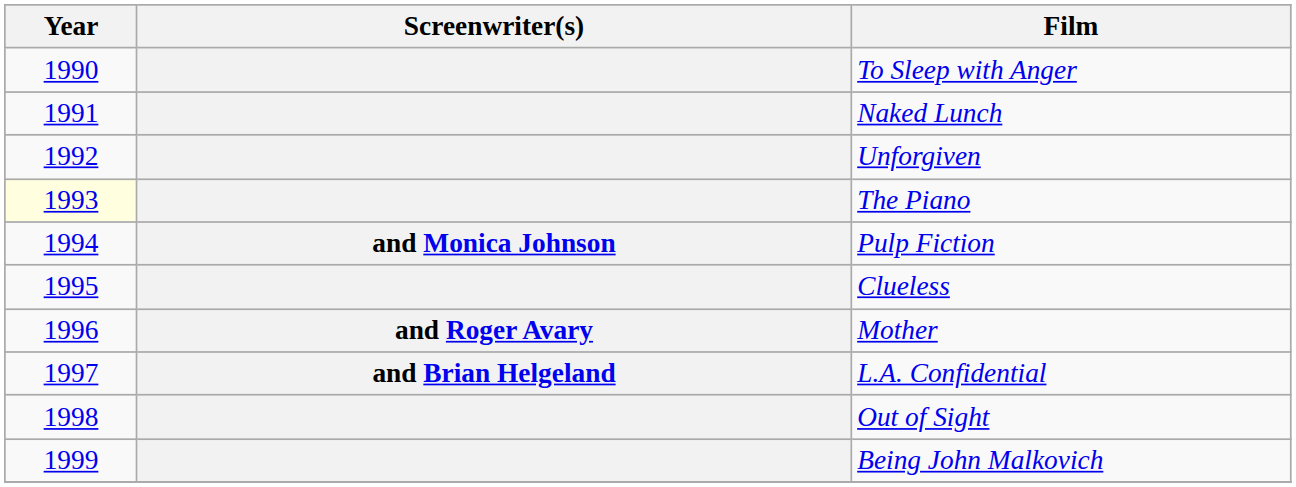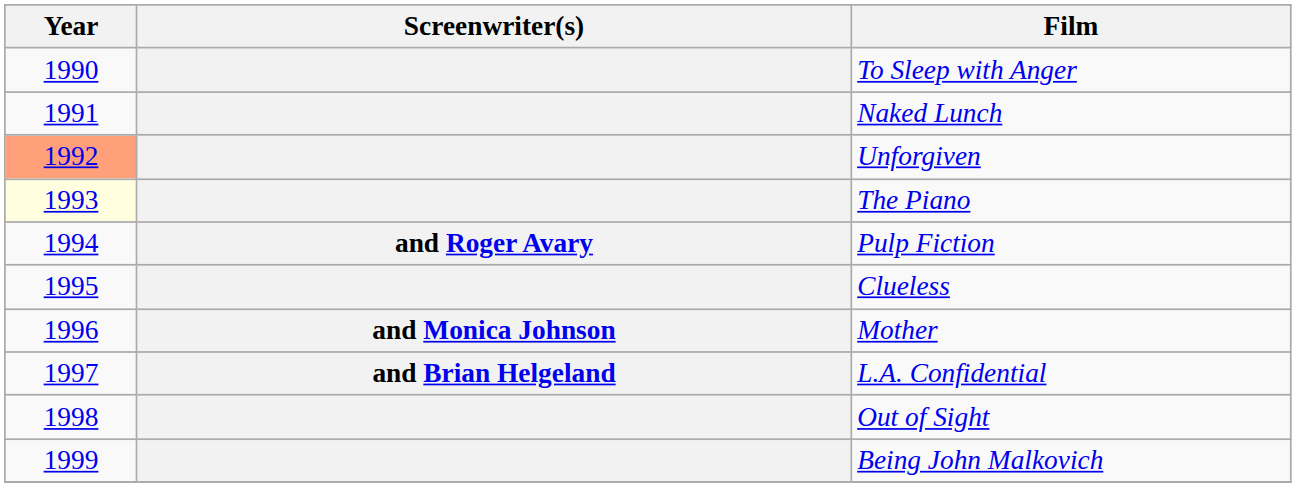(71, 156) no background -> (71, 156) lightsalmon background
(494, 243) and Monica Johnson -> (494, 243) and Roger Avary
(494, 329) and Roger Avary -> (494, 329) and Monica Johnson
